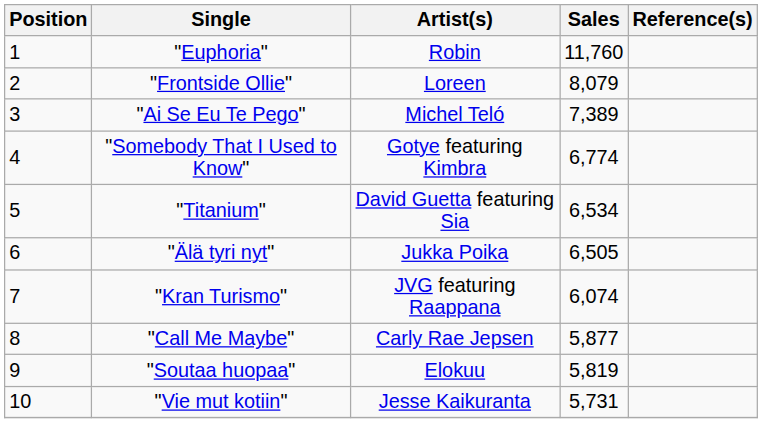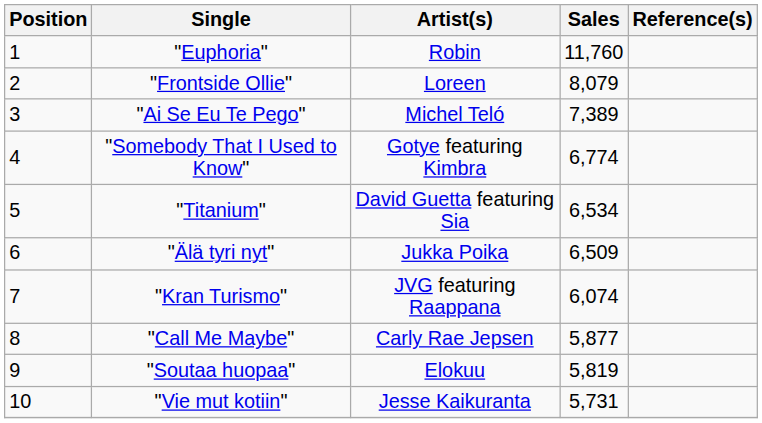(594, 253) 6,505 -> (594, 253) 6,509
